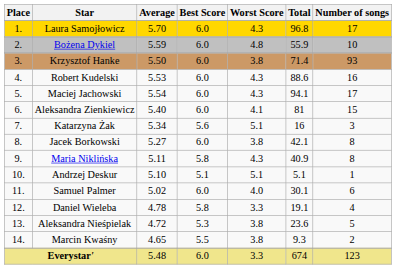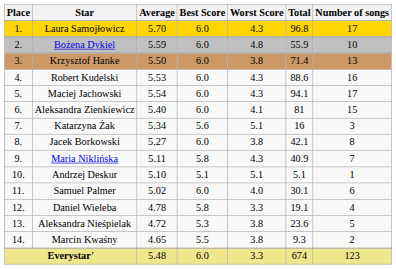(352, 61) 93 -> (352, 61) 13
(352, 158) 8 -> (352, 158) 7
